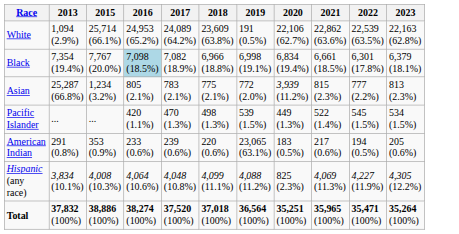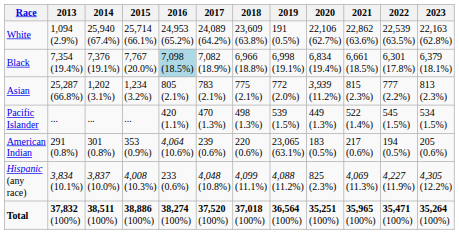+ column: (104, 13)
(140, 147) 233 (0.6%) -> (177, 147) 4,064 (10.6%)
(142, 181) 4,064 (10.6%) -> (175, 181) 233 (0.6%)
